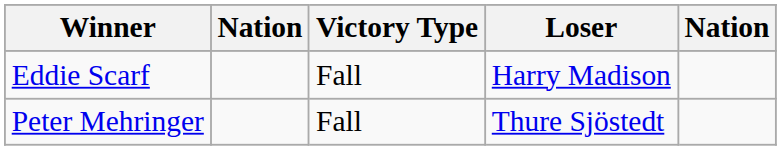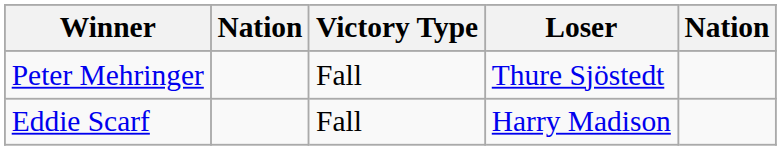rows swapped: (108, 121) <-> (81, 74)
